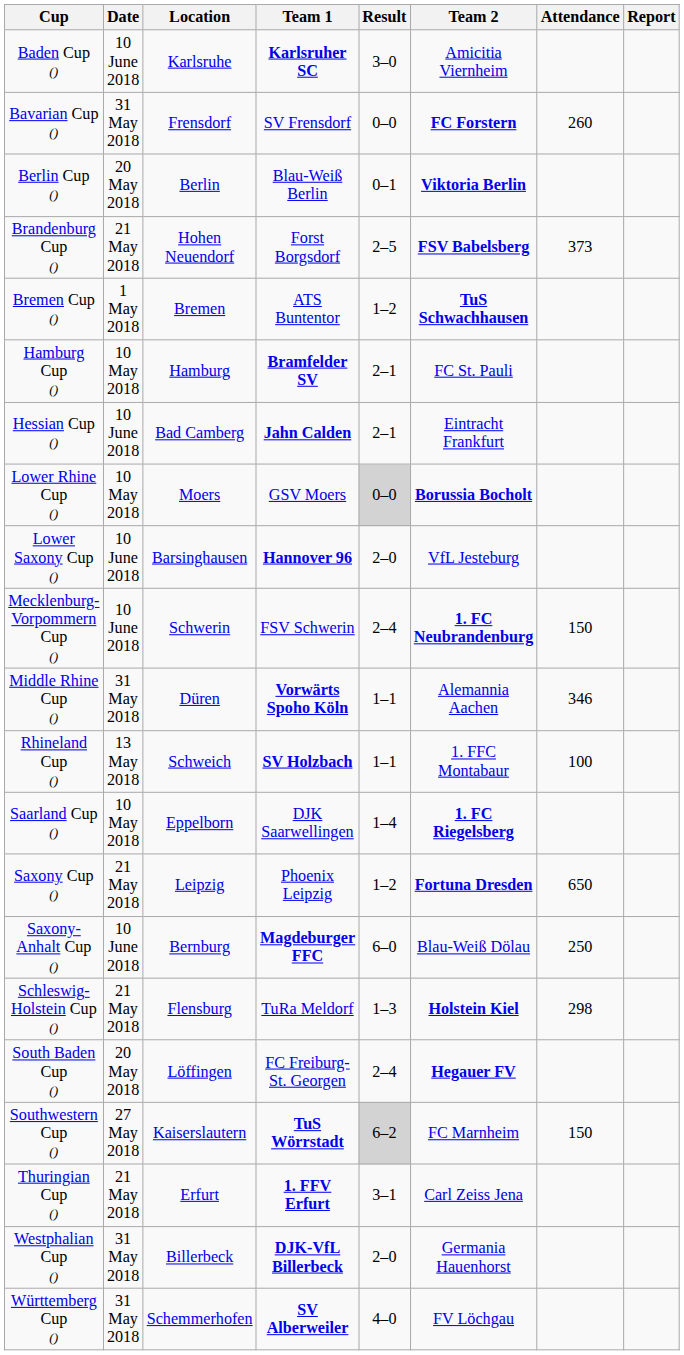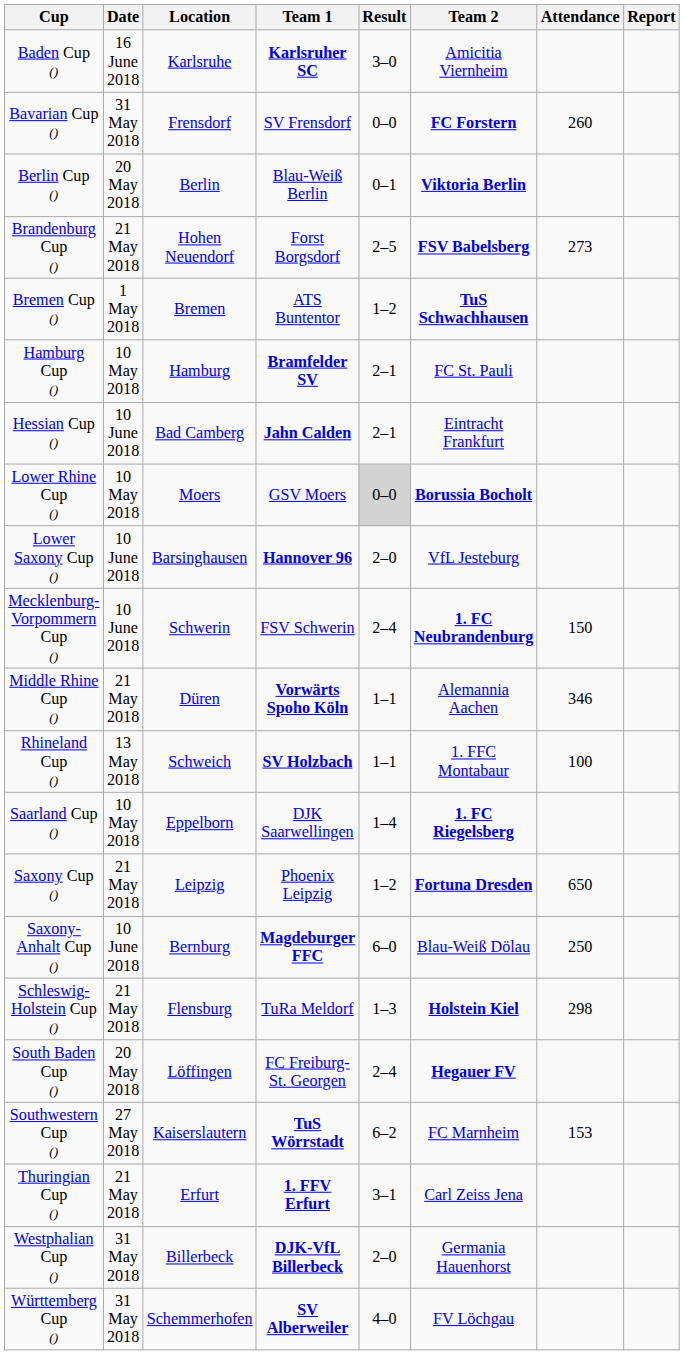(123, 61) 10 June 2018 -> (123, 61) 16 June 2018
(580, 247) 373 -> (580, 247) 273
(123, 699) 31 May 2018 -> (123, 699) 21 May 2018
(384, 1133) lightgrey background -> (384, 1133) no background
(580, 1133) 150 -> (580, 1133) 153
